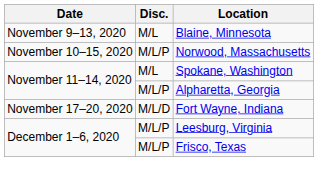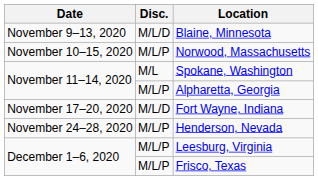(148, 33) M/L -> (154, 33) M/L/D
+ row: (229, 128)
